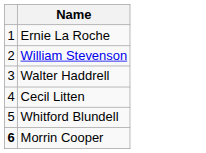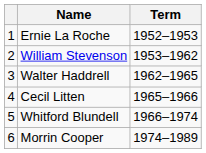+ column: (166, 14)
(11, 138) bold -> (11, 138) normal
